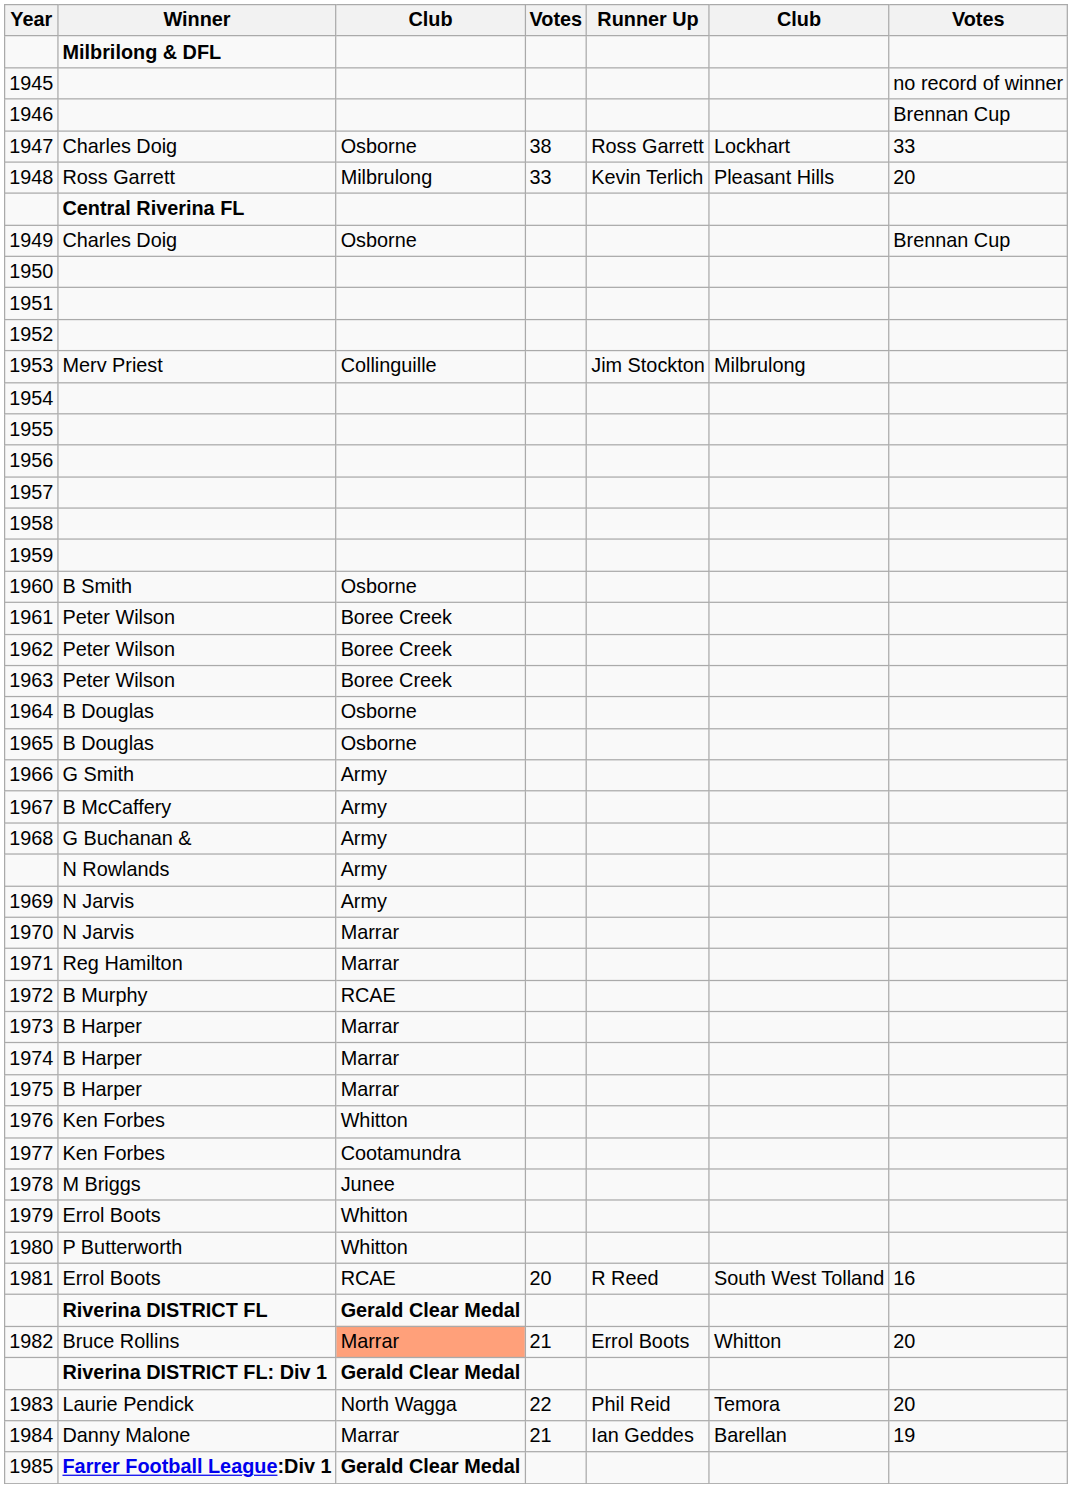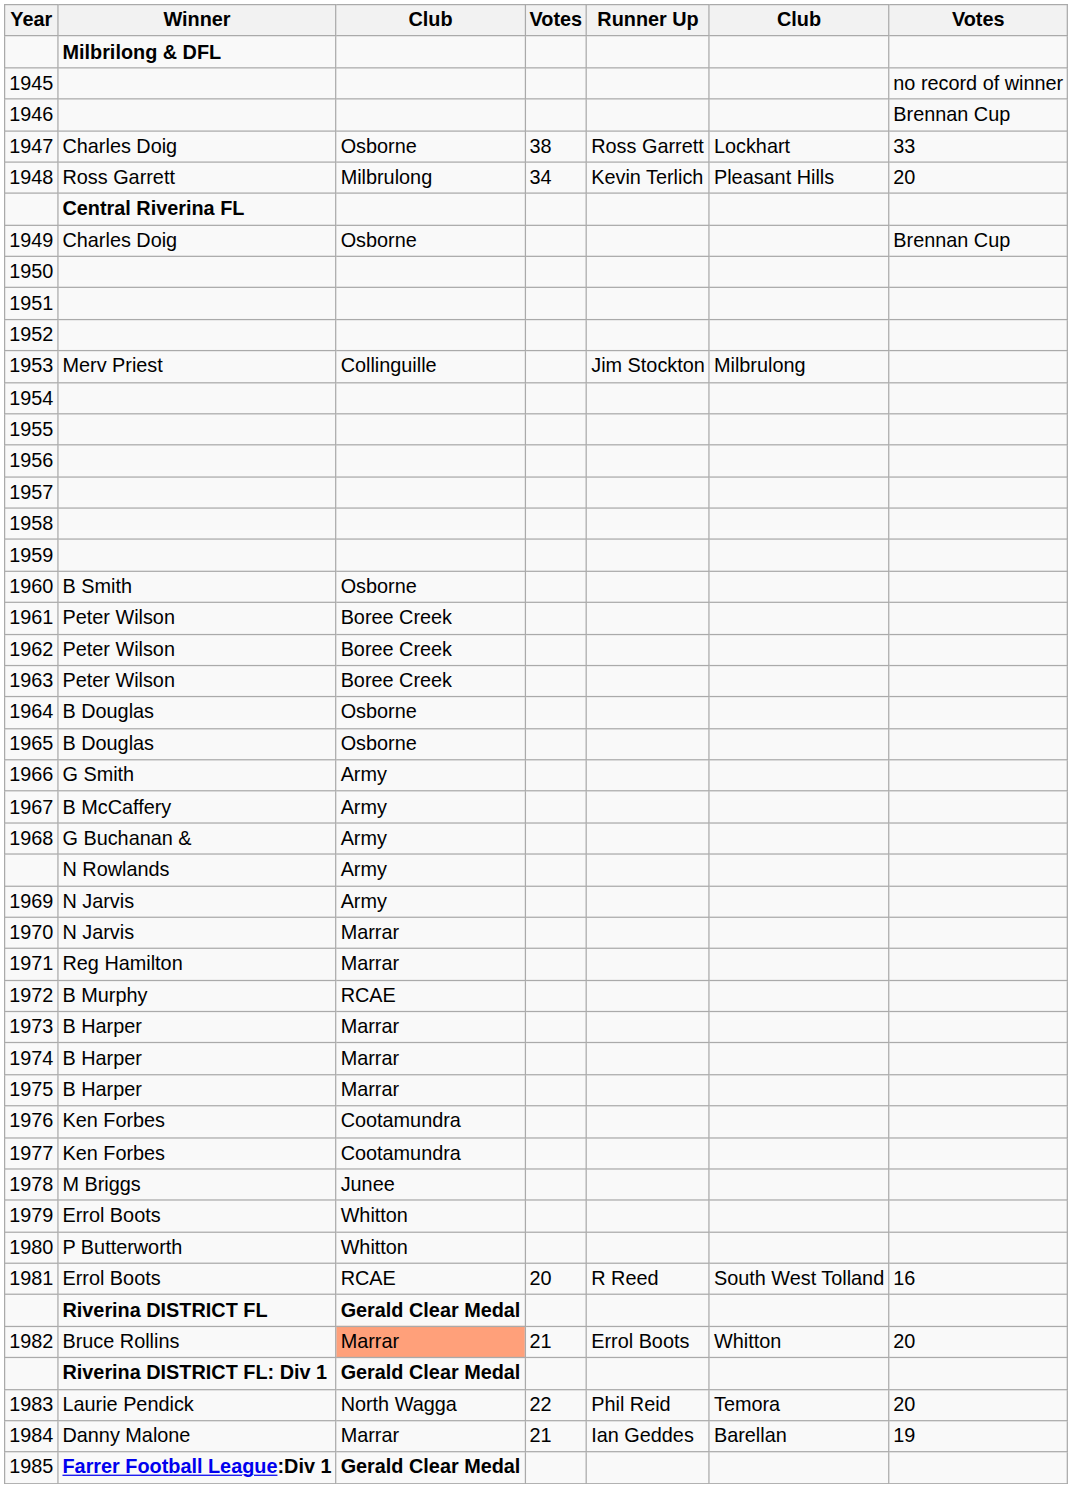(541, 177) 33 -> (541, 177) 34
(374, 1121) Whitton -> (401, 1121) Cootamundra
